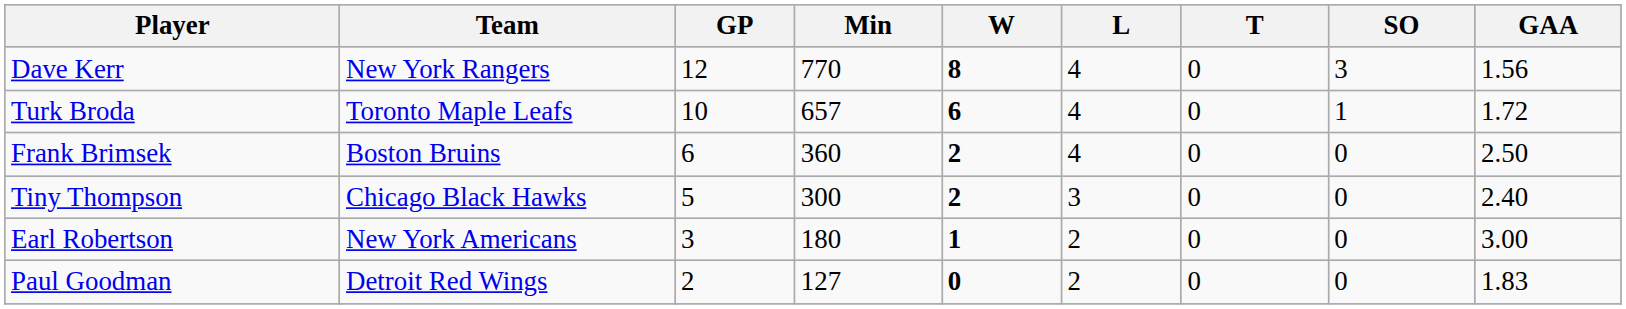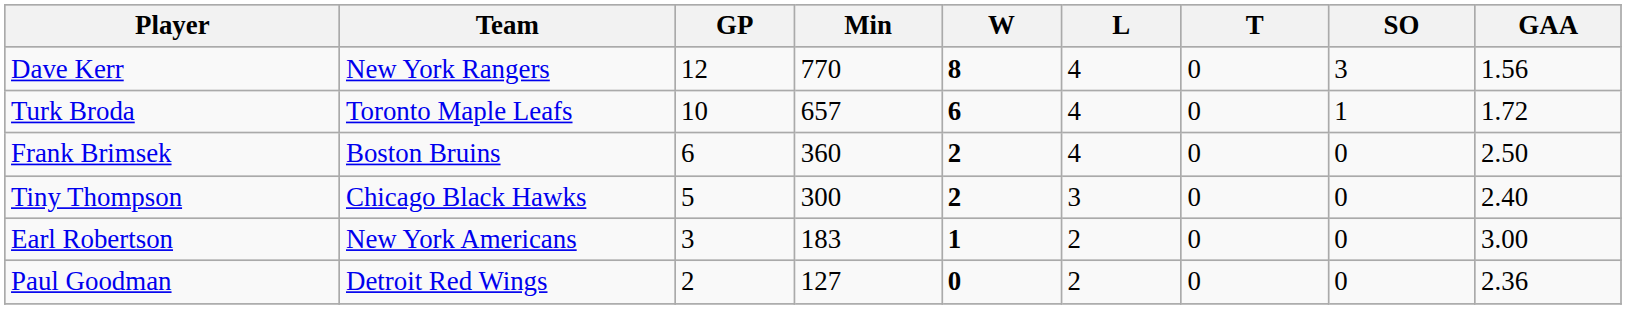(821, 238) 180 -> (821, 238) 183
(1505, 281) 1.83 -> (1505, 281) 2.36
